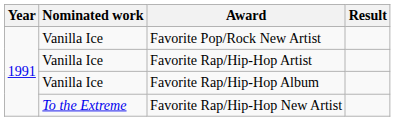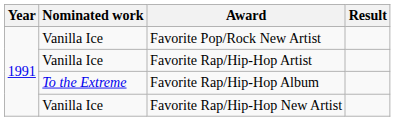(73, 82) Vanilla Ice -> (84, 82) To the Extreme
(84, 104) To the Extreme -> (73, 104) Vanilla Ice
